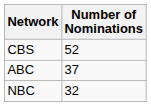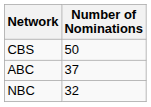(72, 49) 52 -> (72, 49) 50
